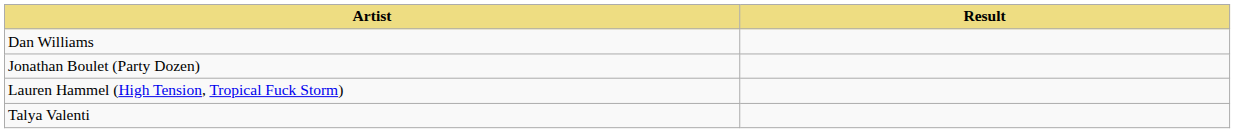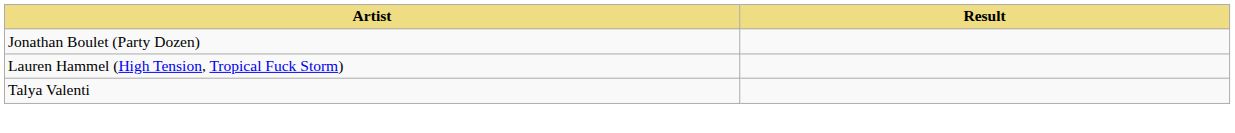- row: (51, 41)
